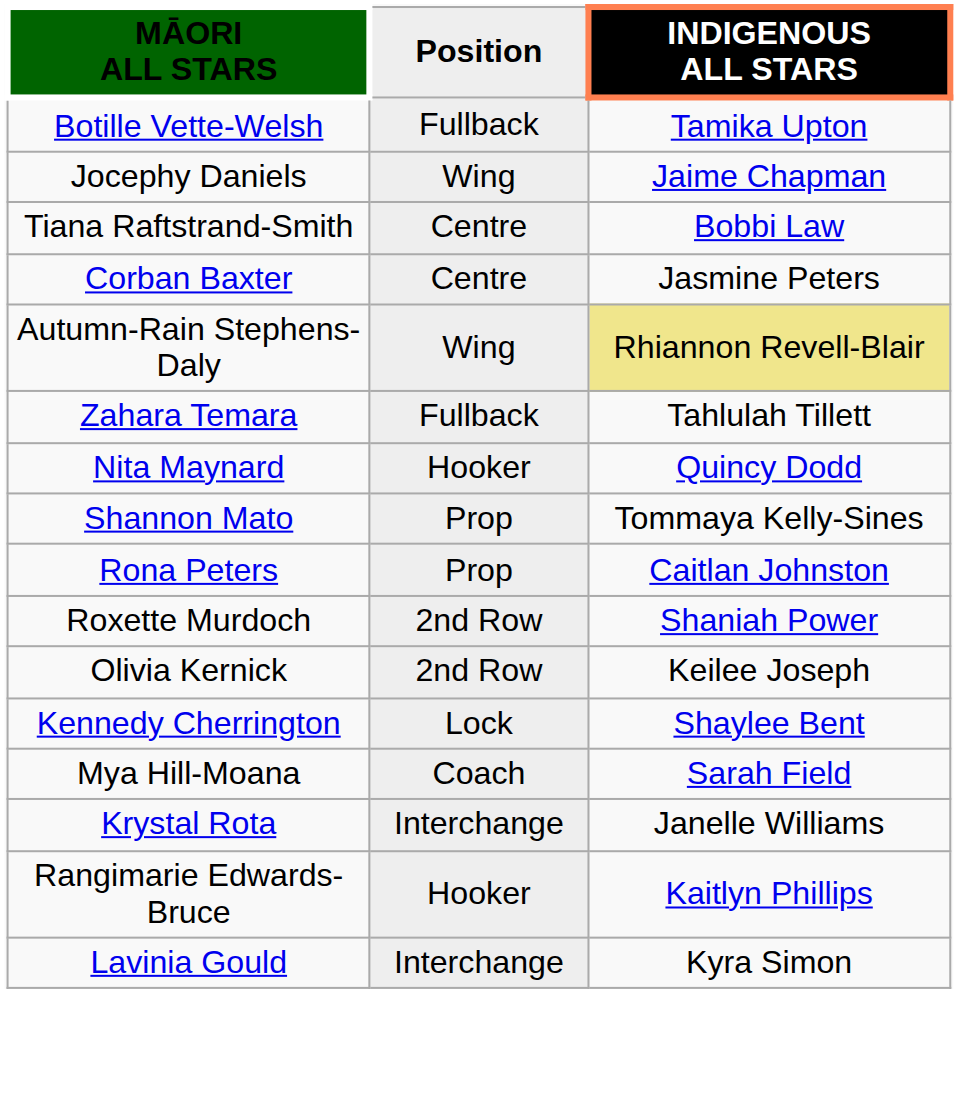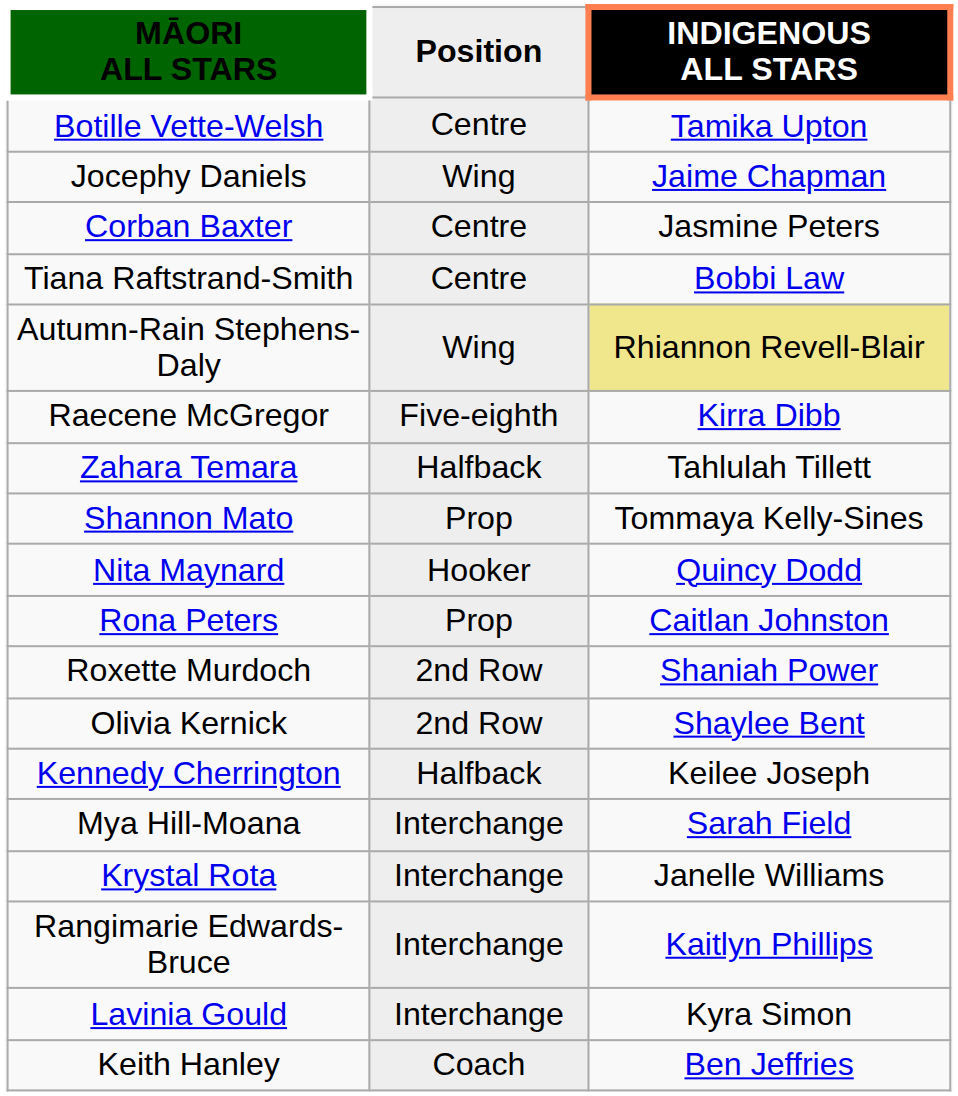(479, 124) Fullback -> (479, 124) Centre
rows swapped: (189, 227) <-> (189, 278)
+ row: (189, 416)
(479, 416) Fullback -> (479, 467) Halfback
rows swapped: (189, 518) <-> (189, 467)
(769, 671) Keilee Joseph -> (769, 722) Shaylee Bent
(479, 722) Lock -> (479, 773) Halfback
(769, 722) Shaylee Bent -> (769, 773) Keilee Joseph
(479, 773) Coach -> (479, 824) Interchange
(479, 893) Hooker -> (479, 944) Interchange
+ row: (189, 1064)
